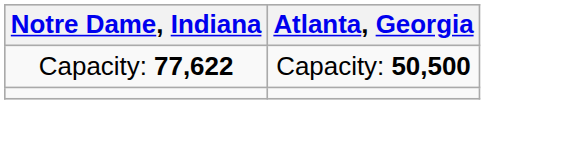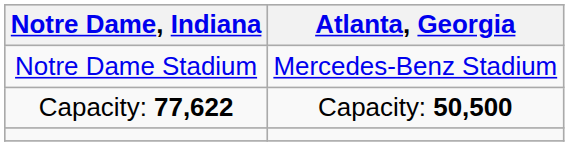+ row: (136, 66)
